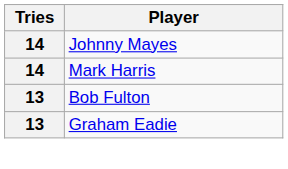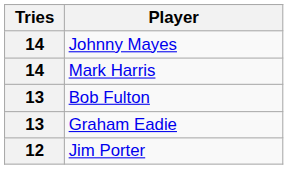+ row: (107, 151)
